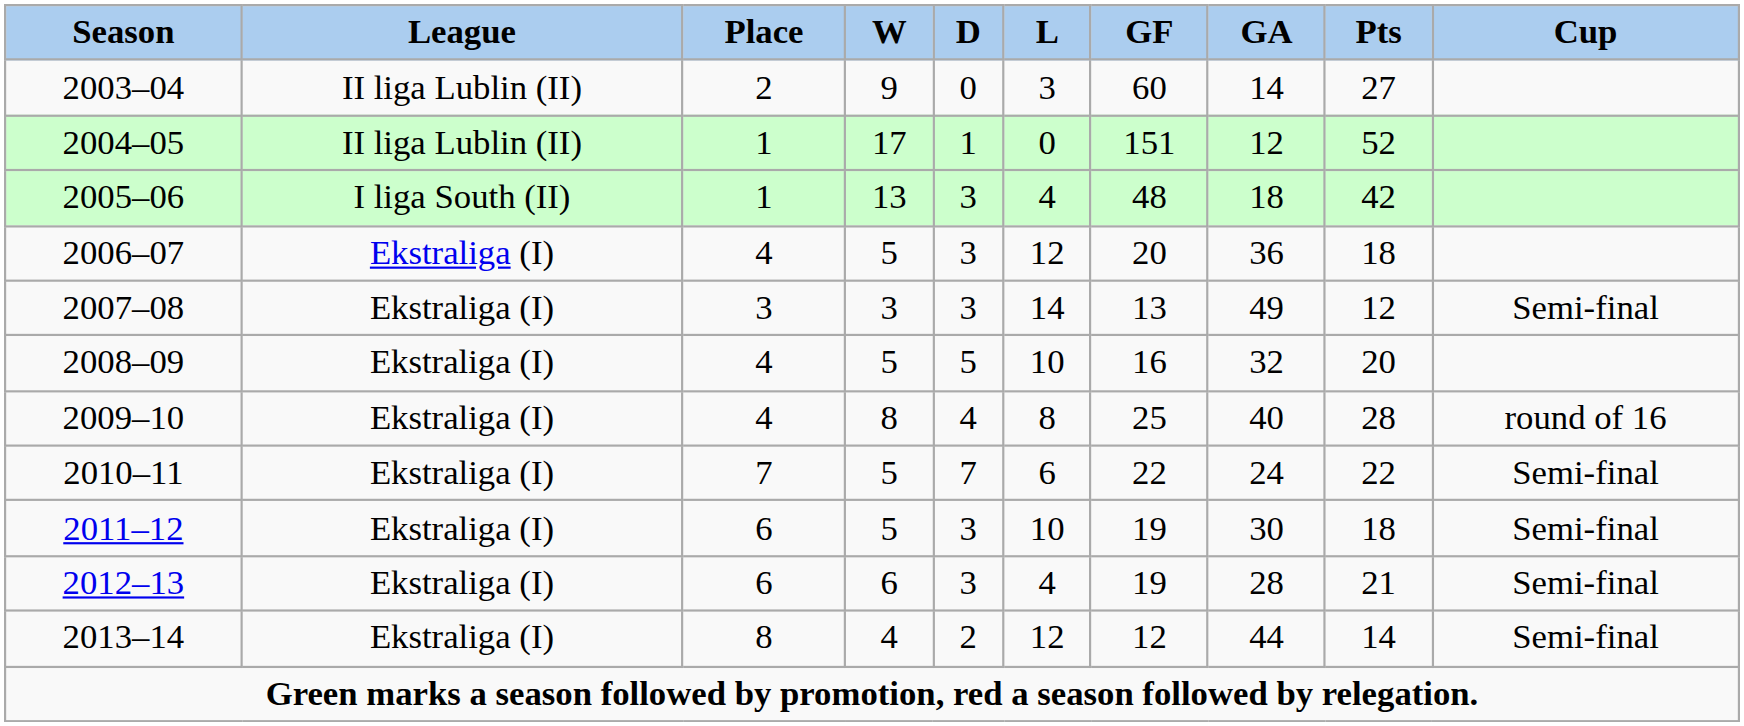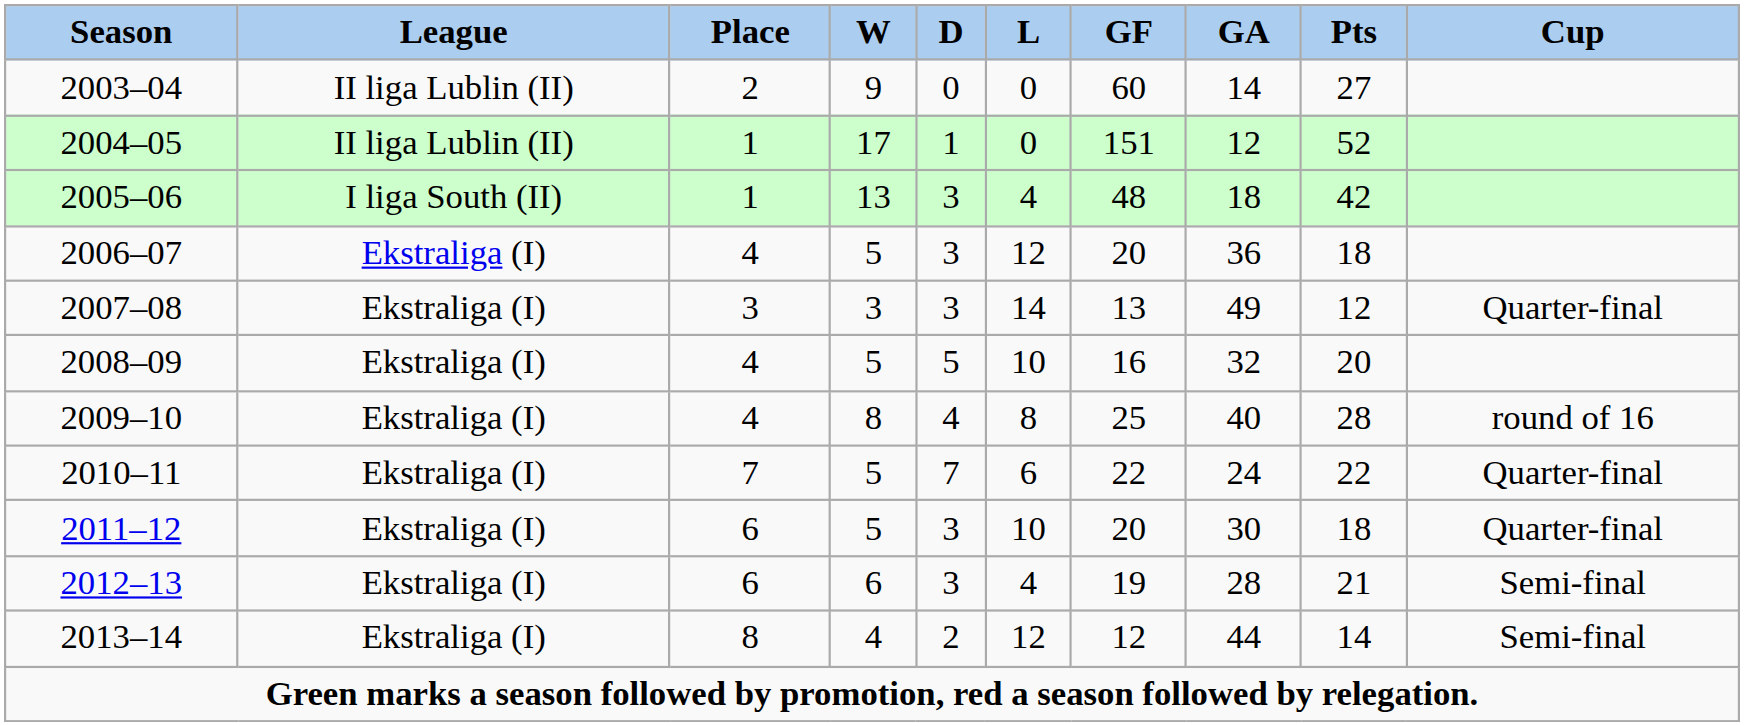(1047, 87) 3 -> (1028, 87) 0
(1586, 307) Semi-final -> (1573, 307) Quarter-final
(1586, 472) Semi-final -> (1573, 472) Quarter-final
(1149, 527) 19 -> (1129, 527) 20
(1586, 527) Semi-final -> (1573, 527) Quarter-final
